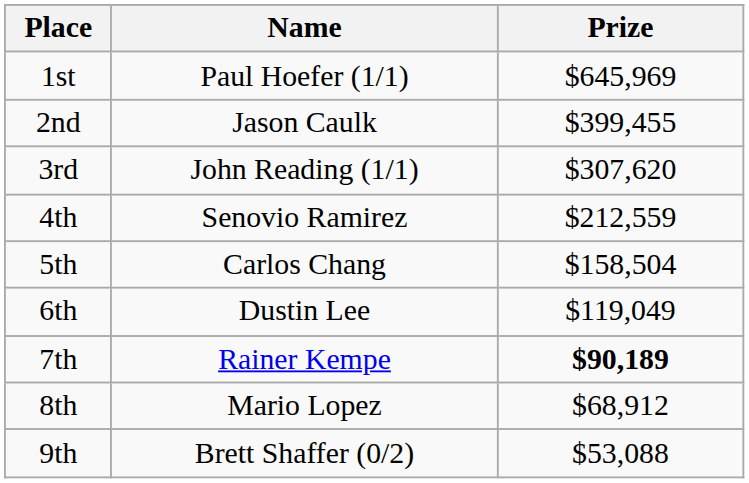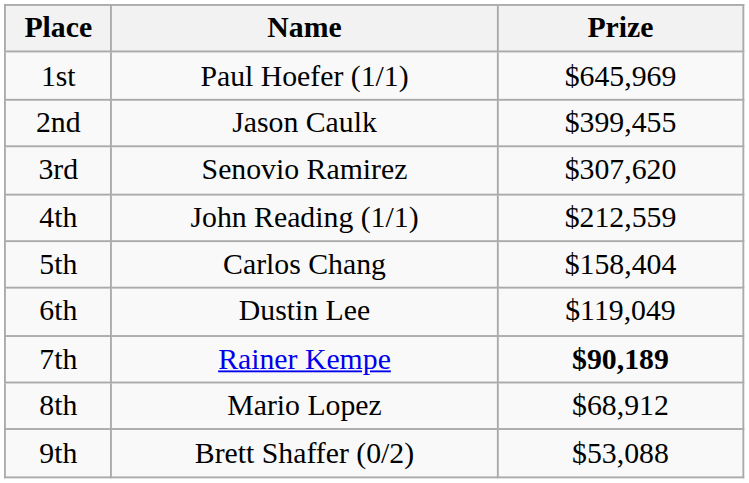(305, 169) John Reading (1/1) -> (304, 169) Senovio Ramirez
(304, 216) Senovio Ramirez -> (305, 216) John Reading (1/1)
(620, 264) $158,504 -> (620, 264) $158,404
